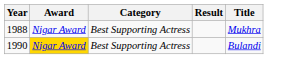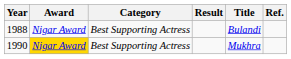+ column: (275, 12)
(244, 29) Mukhra -> (244, 29) Bulandi
(244, 45) Bulandi -> (244, 45) Mukhra
